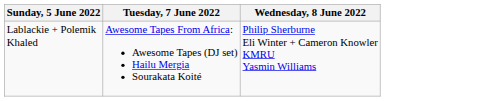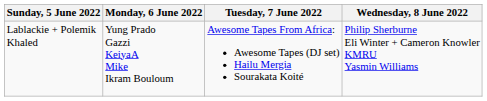+ column: (154, 13)
